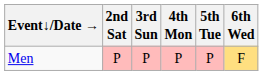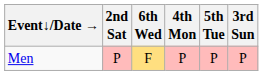columns swapped: (146, 25) <-> (241, 25)
